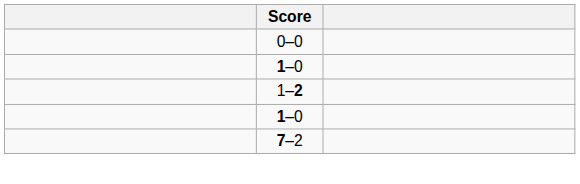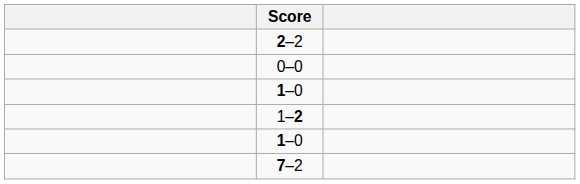+ row: (131, 42)
